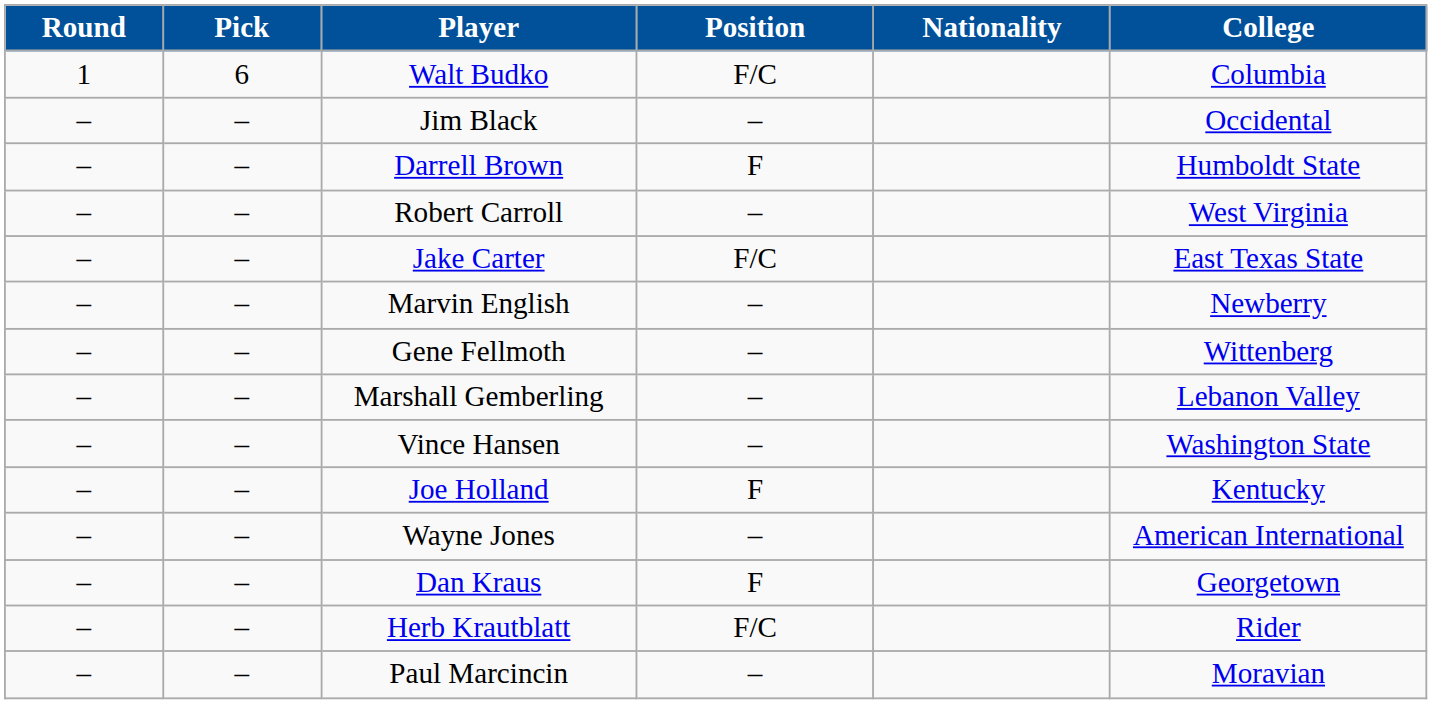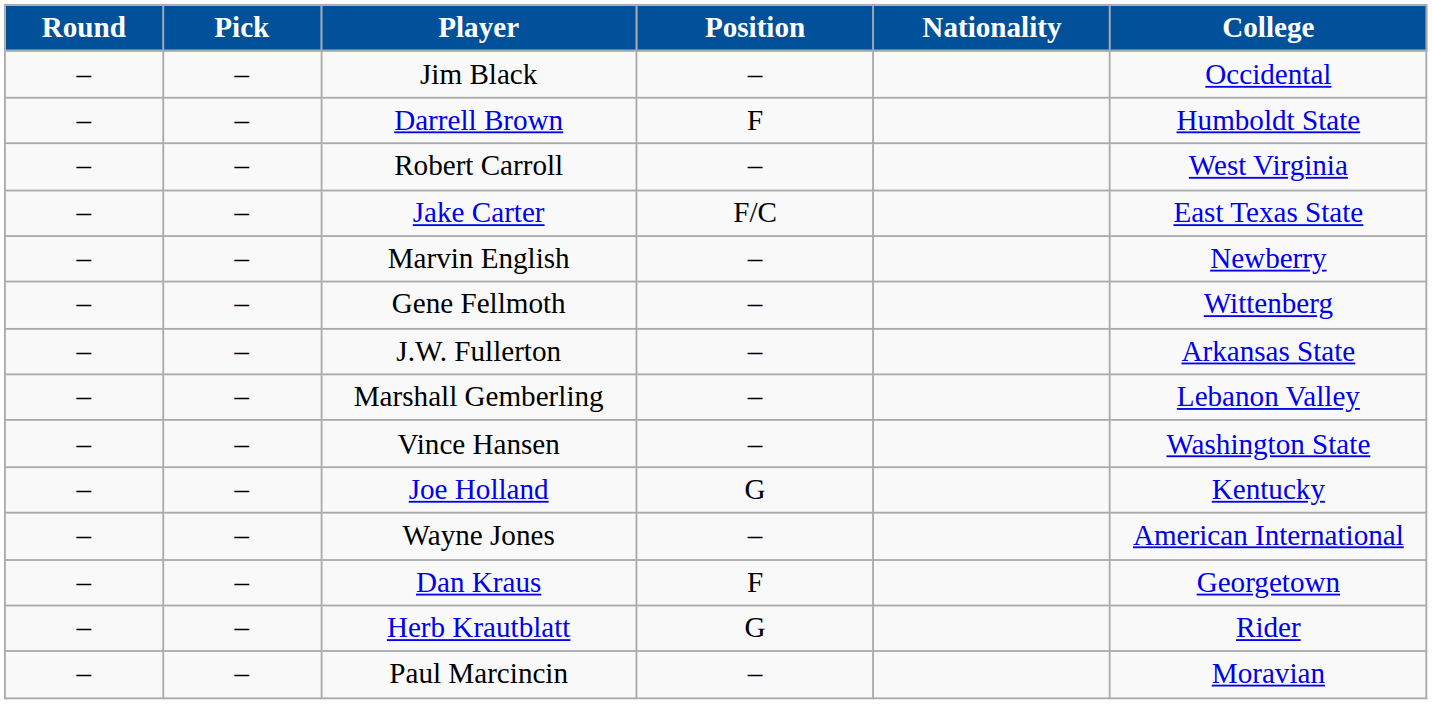- row: (479, 73)
+ row: (479, 350)
(755, 489) F -> (755, 489) G
(755, 627) F/C -> (755, 627) G
